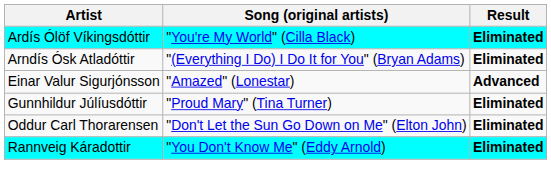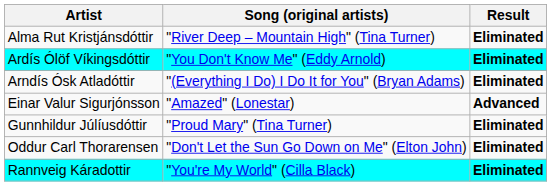+ row: (80, 37)
(261, 37) "You're My World" (Cilla Black) -> (276, 59) "You Don't Know Me" (Eddy Arnold)
(276, 147) "You Don't Know Me" (Eddy Arnold) -> (261, 170) "You're My World" (Cilla Black)
